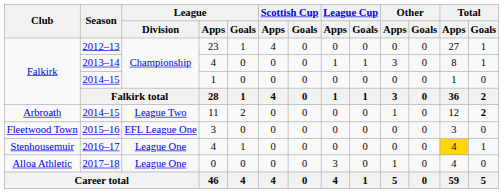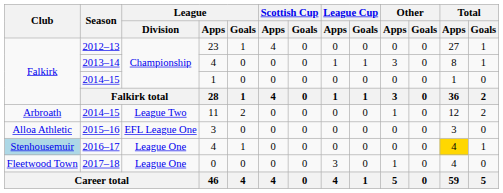(483, 113) bold -> (483, 113) normal
(42, 130) Fleetwood Town -> (42, 130) Alloa Athletic
(42, 146) no background -> (42, 146) lightblue background
(42, 163) Alloa Athletic -> (42, 163) Fleetwood Town
